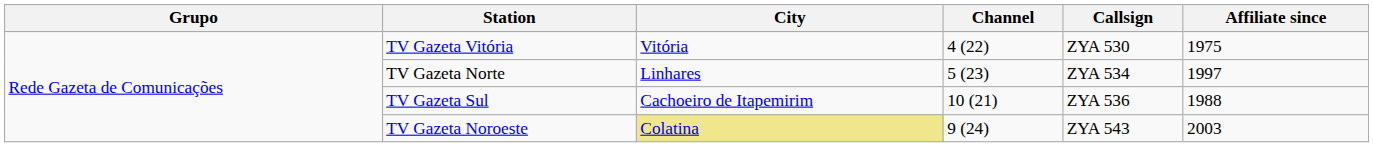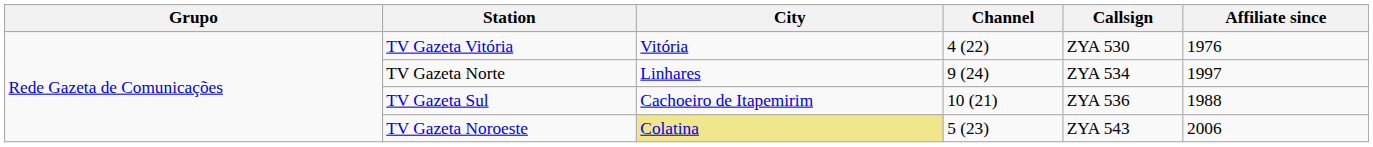(1204, 45) 1975 -> (1204, 45) 1976
(968, 73) 5 (23) -> (968, 73) 9 (24)
(968, 127) 9 (24) -> (968, 127) 5 (23)
(1204, 127) 2003 -> (1204, 127) 2006
